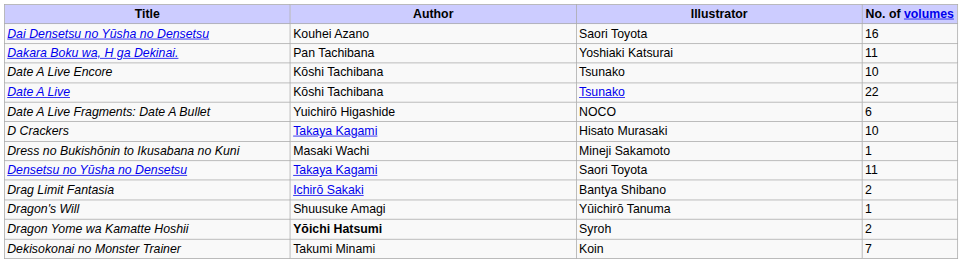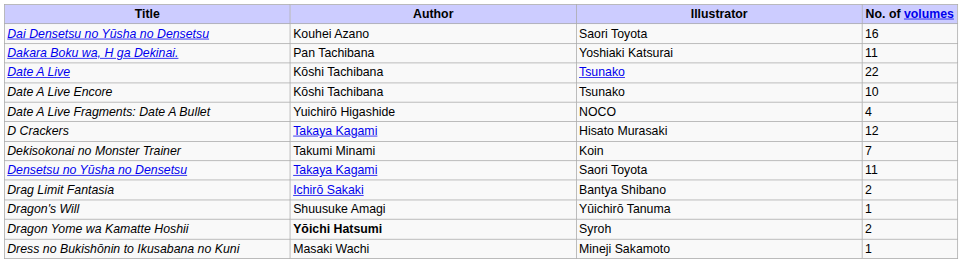rows swapped: (39, 92) <-> (60, 72)
(868, 111) 6 -> (868, 111) 4
(872, 131) 10 -> (872, 131) 12
rows swapped: (94, 248) <-> (123, 151)
